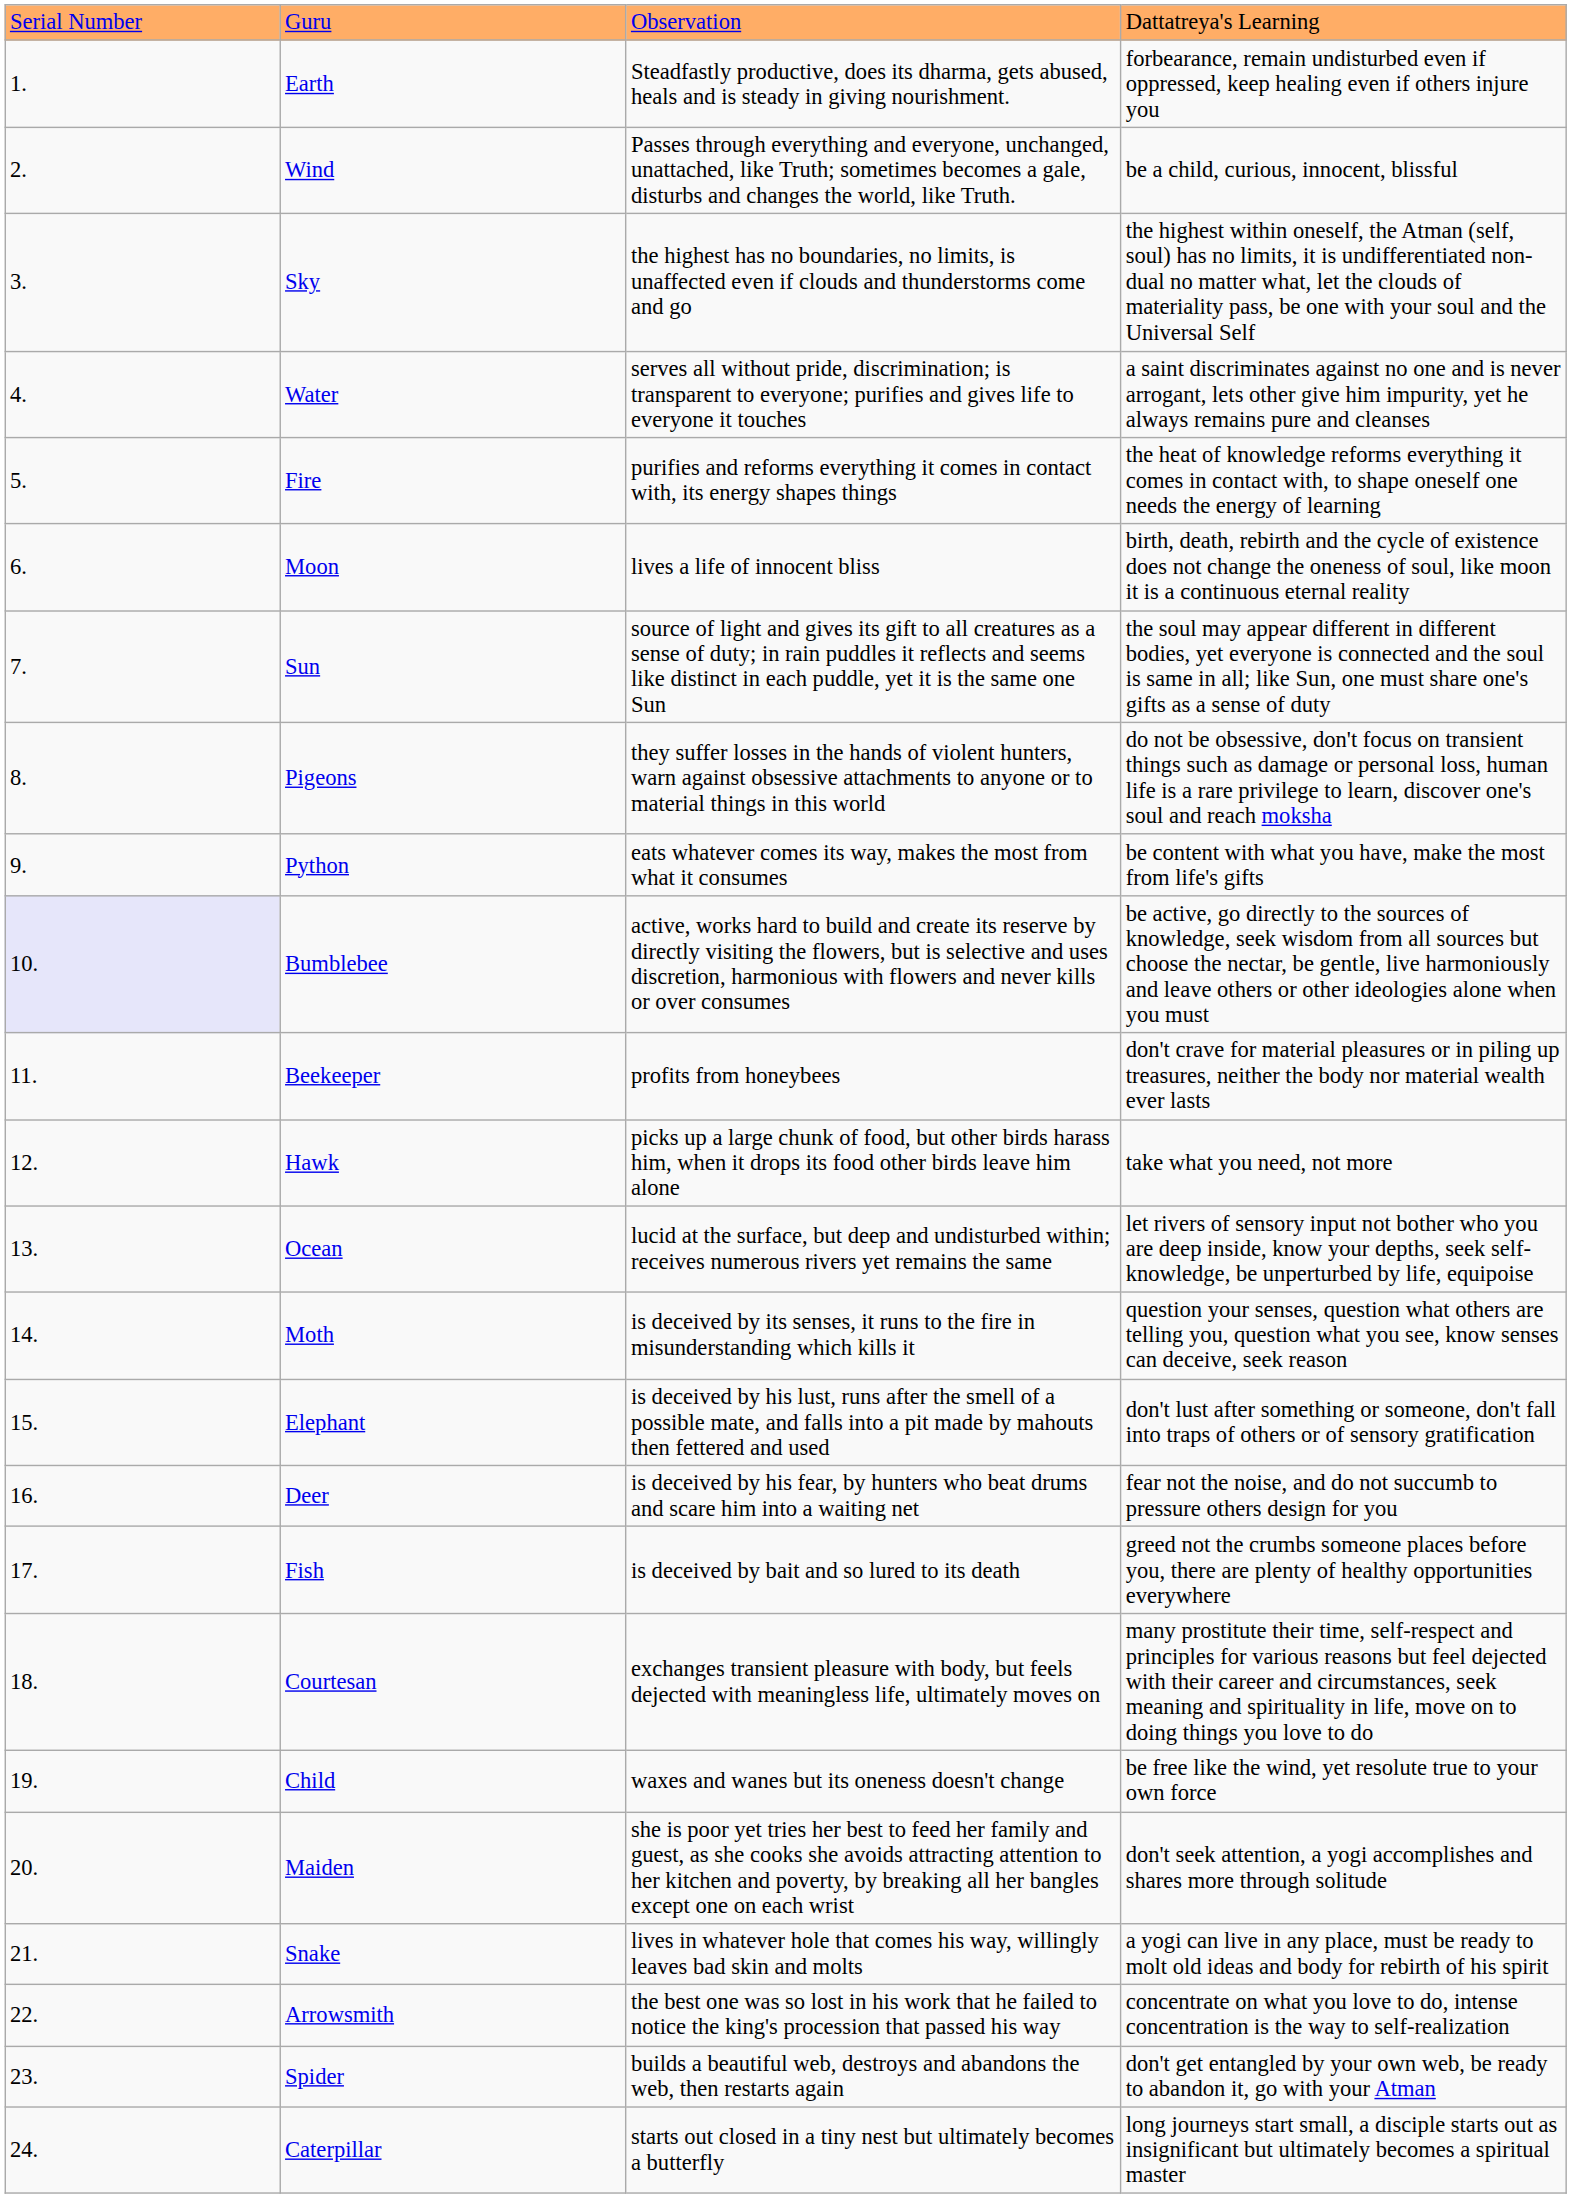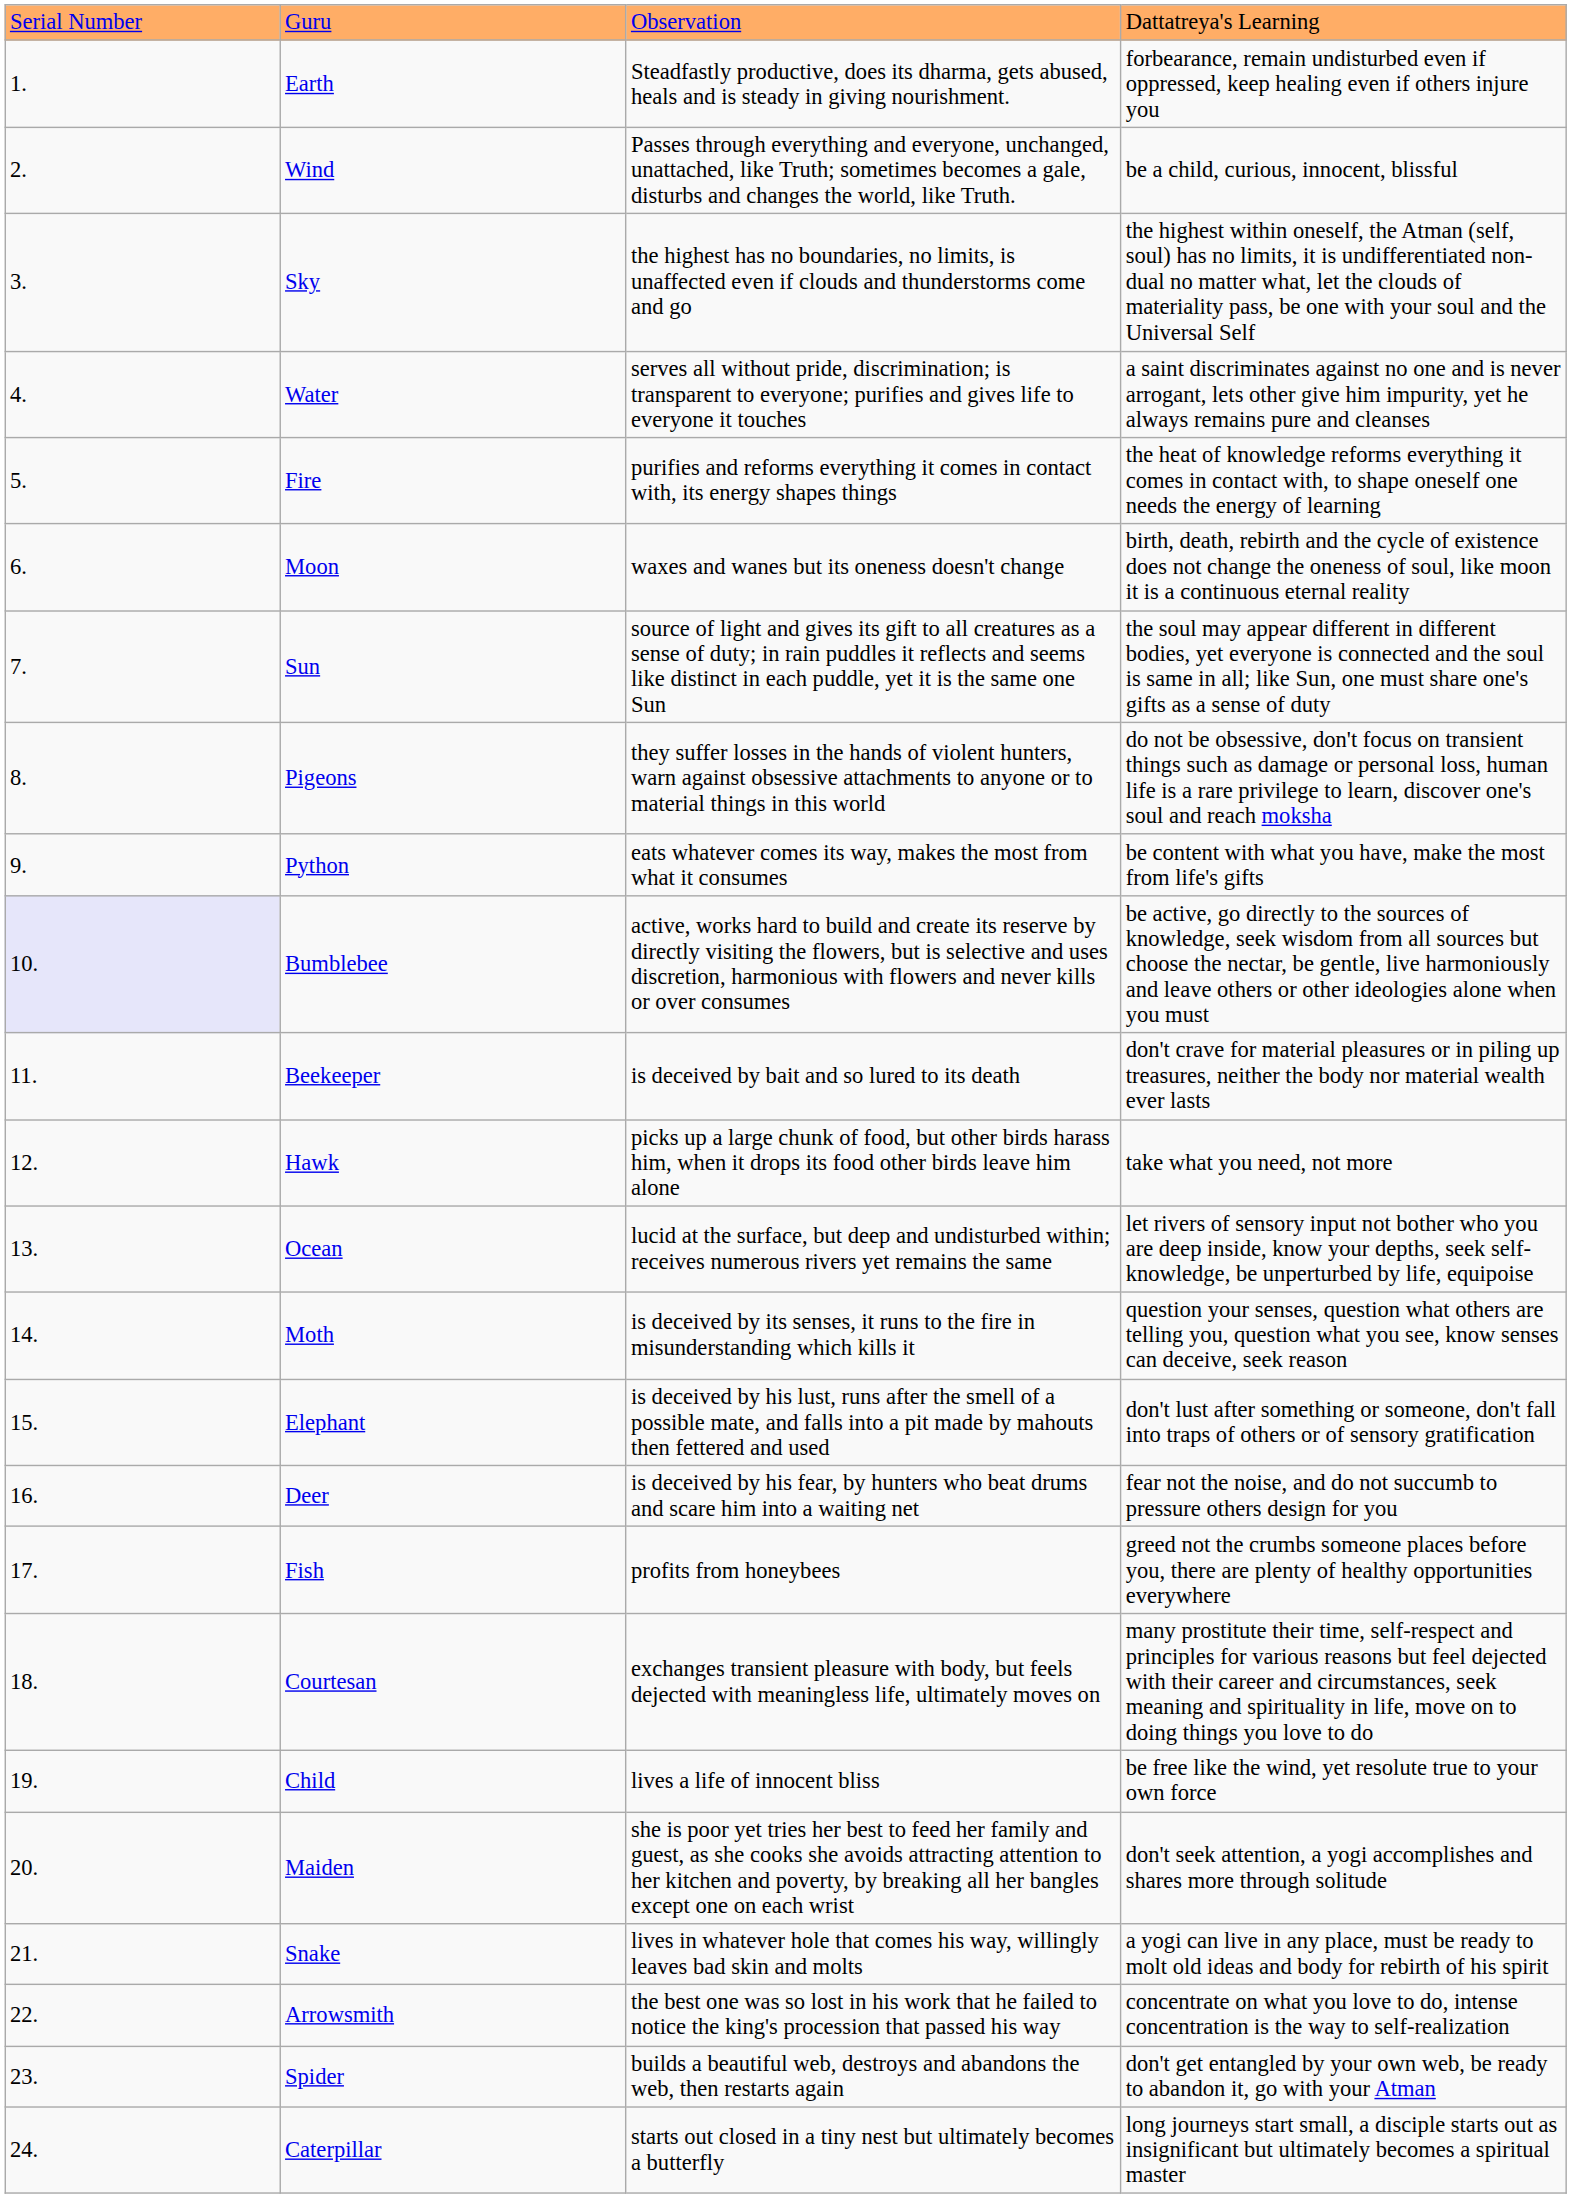(755, 567) lives a life of innocent bliss -> (848, 567) waxes and wanes but its oneness doesn't change
(736, 1075) profits from honeybees -> (825, 1075) is deceived by bait and so lured to its death
(825, 1569) is deceived by bait and so lured to its death -> (736, 1569) profits from honeybees
(848, 1780) waxes and wanes but its oneness doesn't change -> (755, 1780) lives a life of innocent bliss
